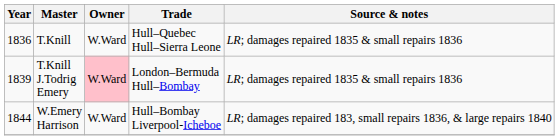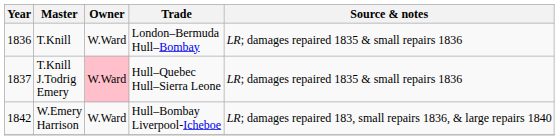(176, 39) Hull–Quebec Hull–Sierra Leone -> (176, 39) London–Bermuda Hull–Bombay
(19, 79) 1839 -> (19, 79) 1837
(176, 79) London–Bermuda Hull–Bombay -> (176, 79) Hull–Quebec Hull–Sierra Leone
(19, 118) 1844 -> (19, 118) 1842
